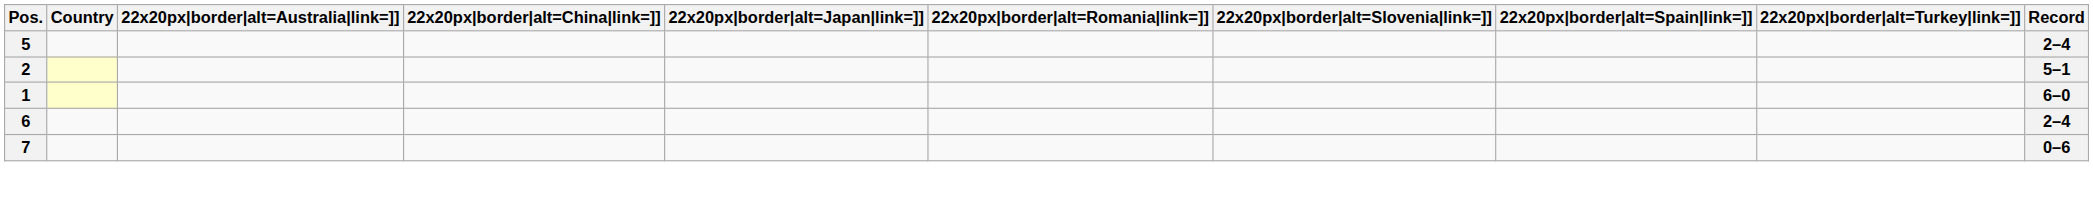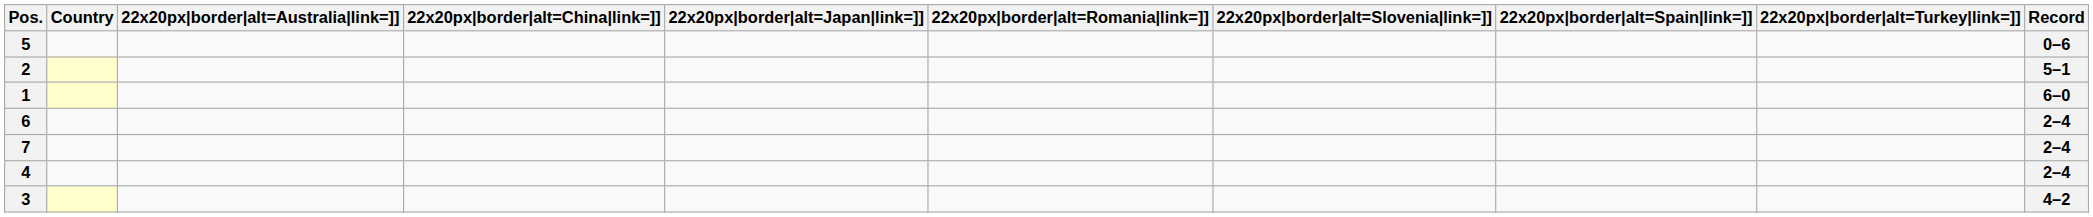(2057, 44) 2–4 -> (2057, 44) 0–6
(2057, 148) 0–6 -> (2057, 148) 2–4
+ row: (26, 174)
+ row: (26, 199)
